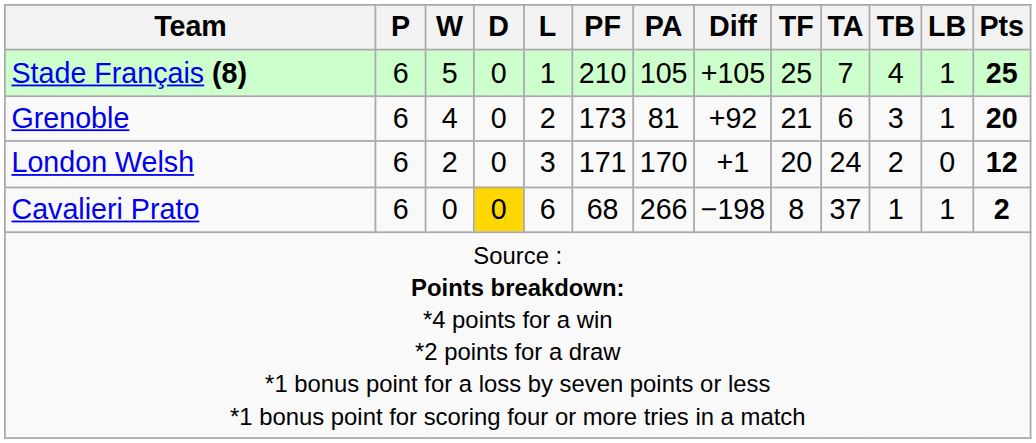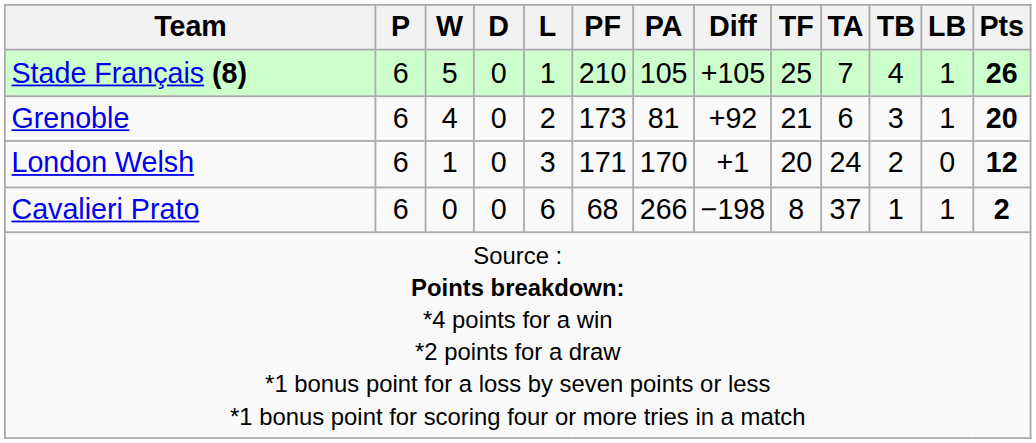(1002, 72) 25 -> (1002, 72) 26
(450, 163) 2 -> (450, 163) 1
(499, 208) gold background -> (499, 208) no background
